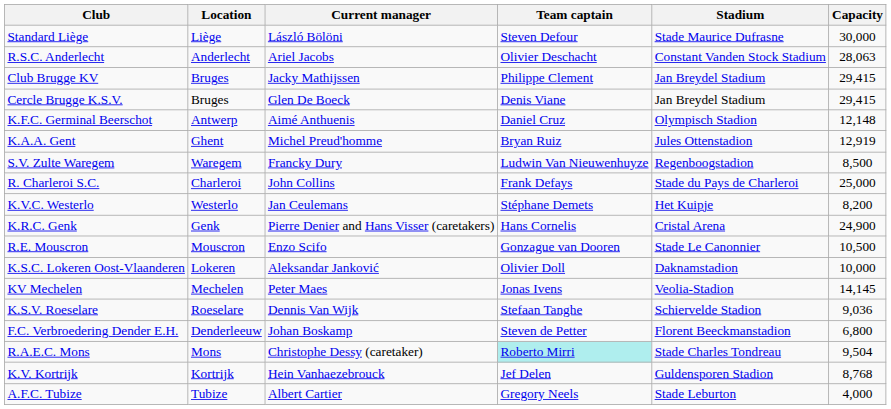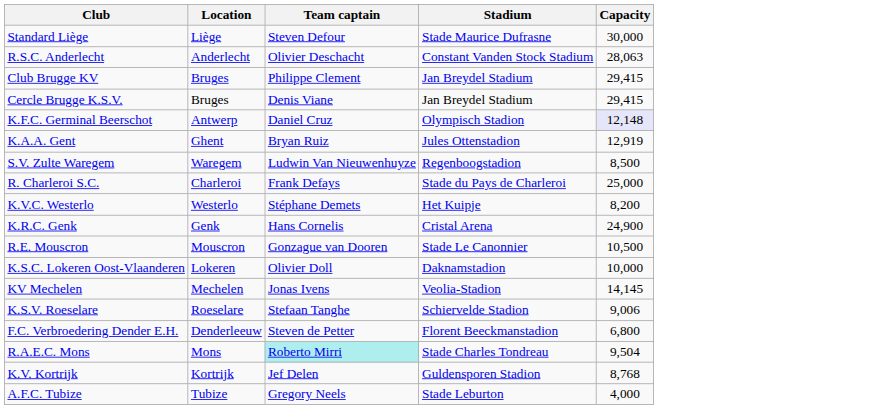- column: (381, 15)
(857, 120) no background -> (625, 120) lavender background
(857, 309) 9,036 -> (625, 309) 9,006
